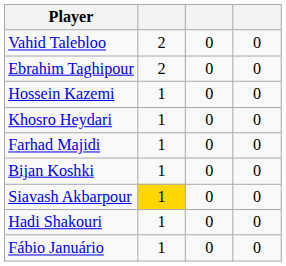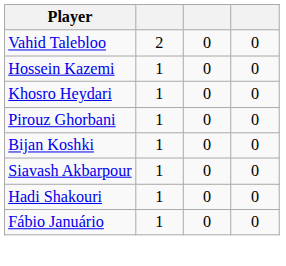- row: (71, 68)
- row: (54, 145)
+ row: (62, 119)
(161, 196) gold background -> (159, 171) no background
